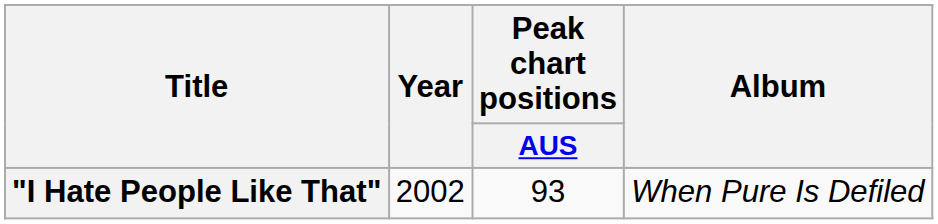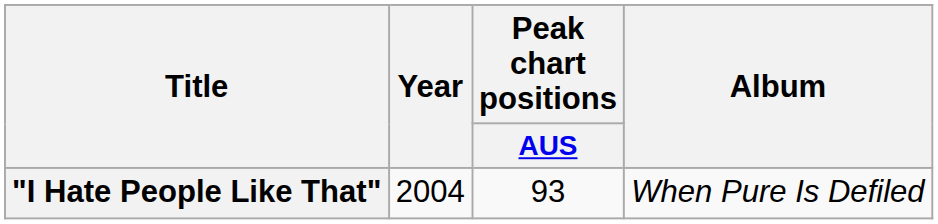(430, 192) 2002 -> (430, 192) 2004
